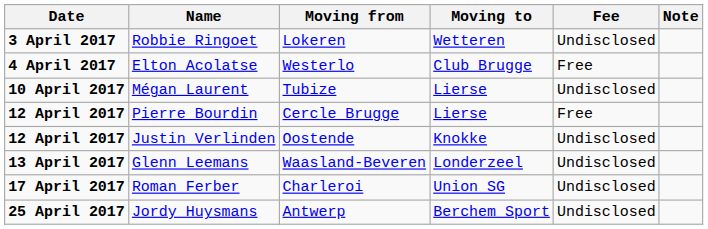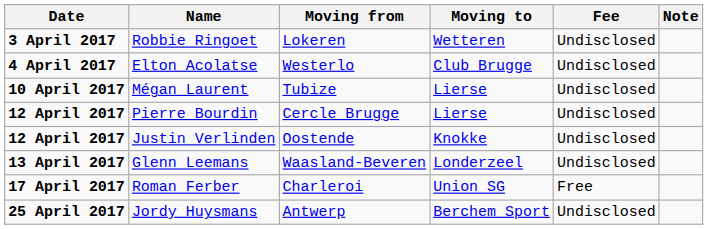(575, 65) Free -> (606, 65) Undisclosed
(575, 114) Free -> (606, 114) Undisclosed
(606, 187) Undisclosed -> (575, 187) Free
